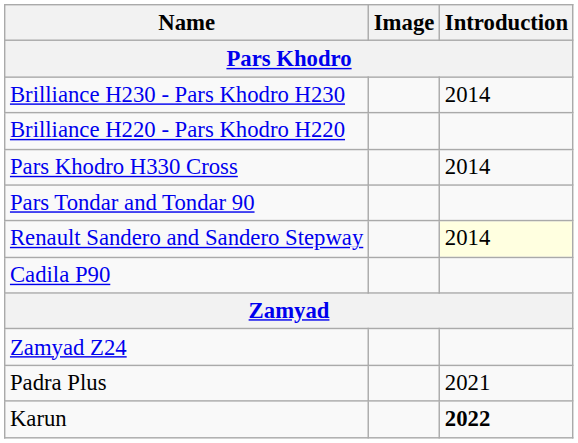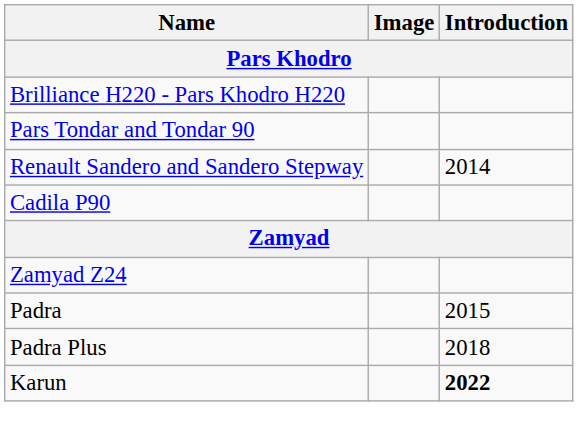- row: (177, 94)
- row: (124, 166)
(468, 238) lightyellow background -> (468, 166) no background
+ row: (36, 310)
(468, 382) 2021 -> (468, 346) 2018
